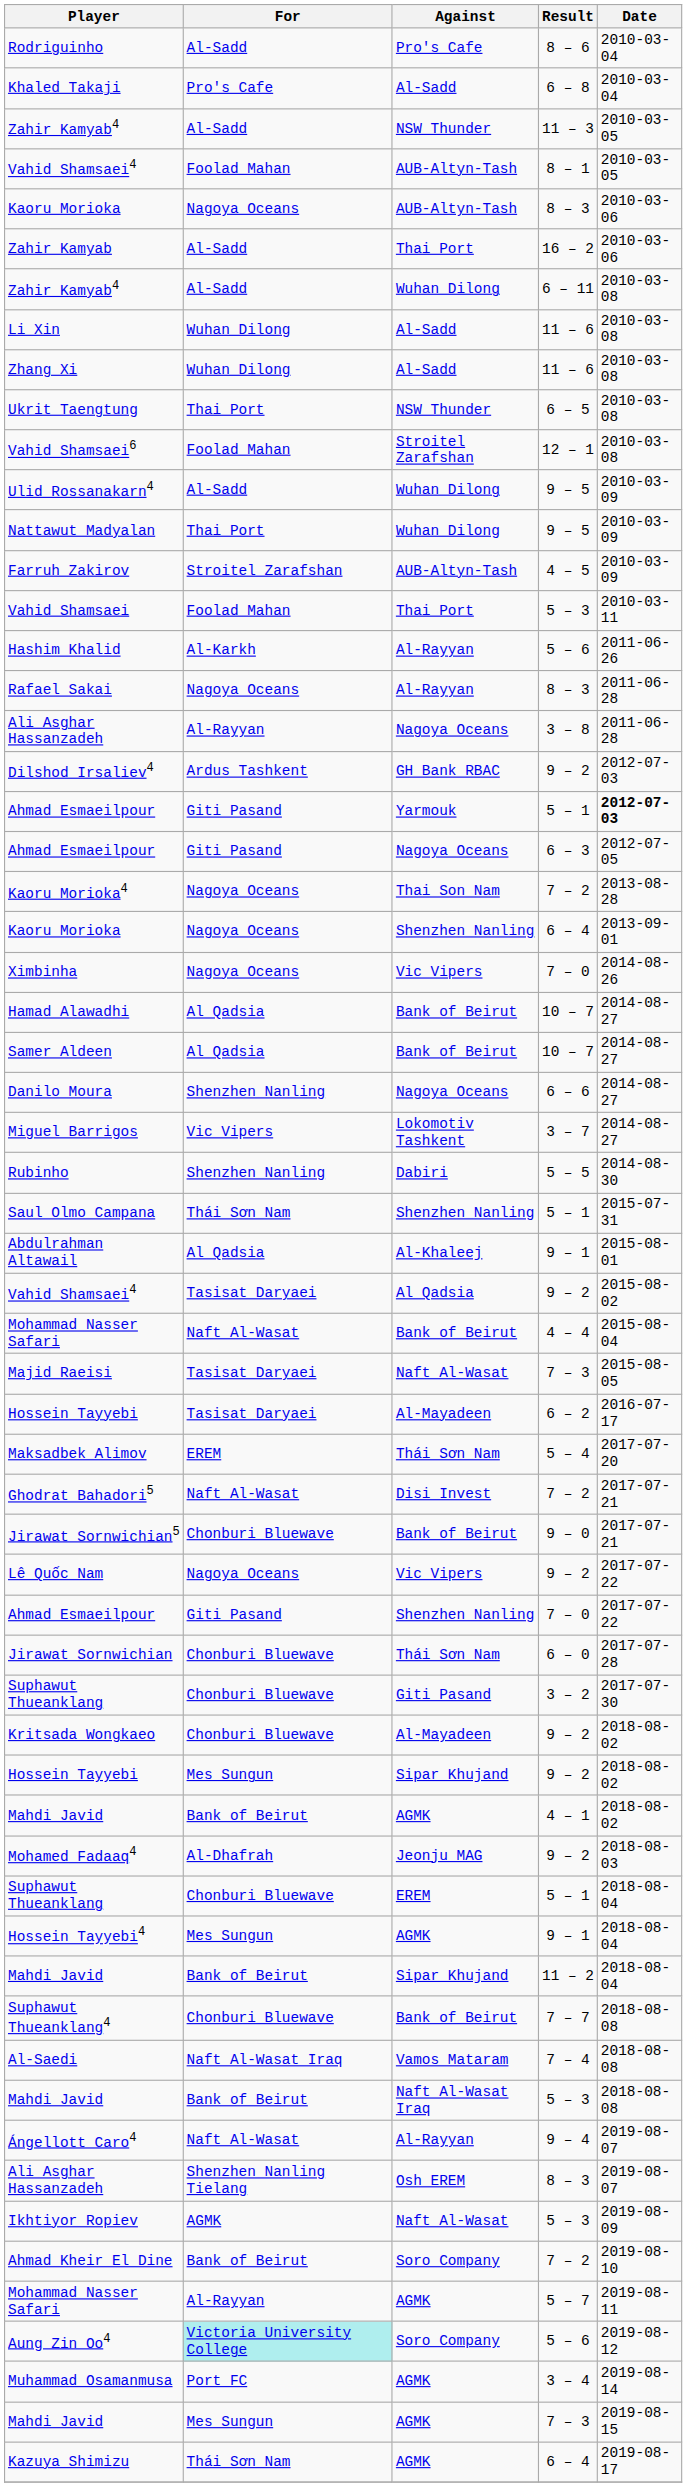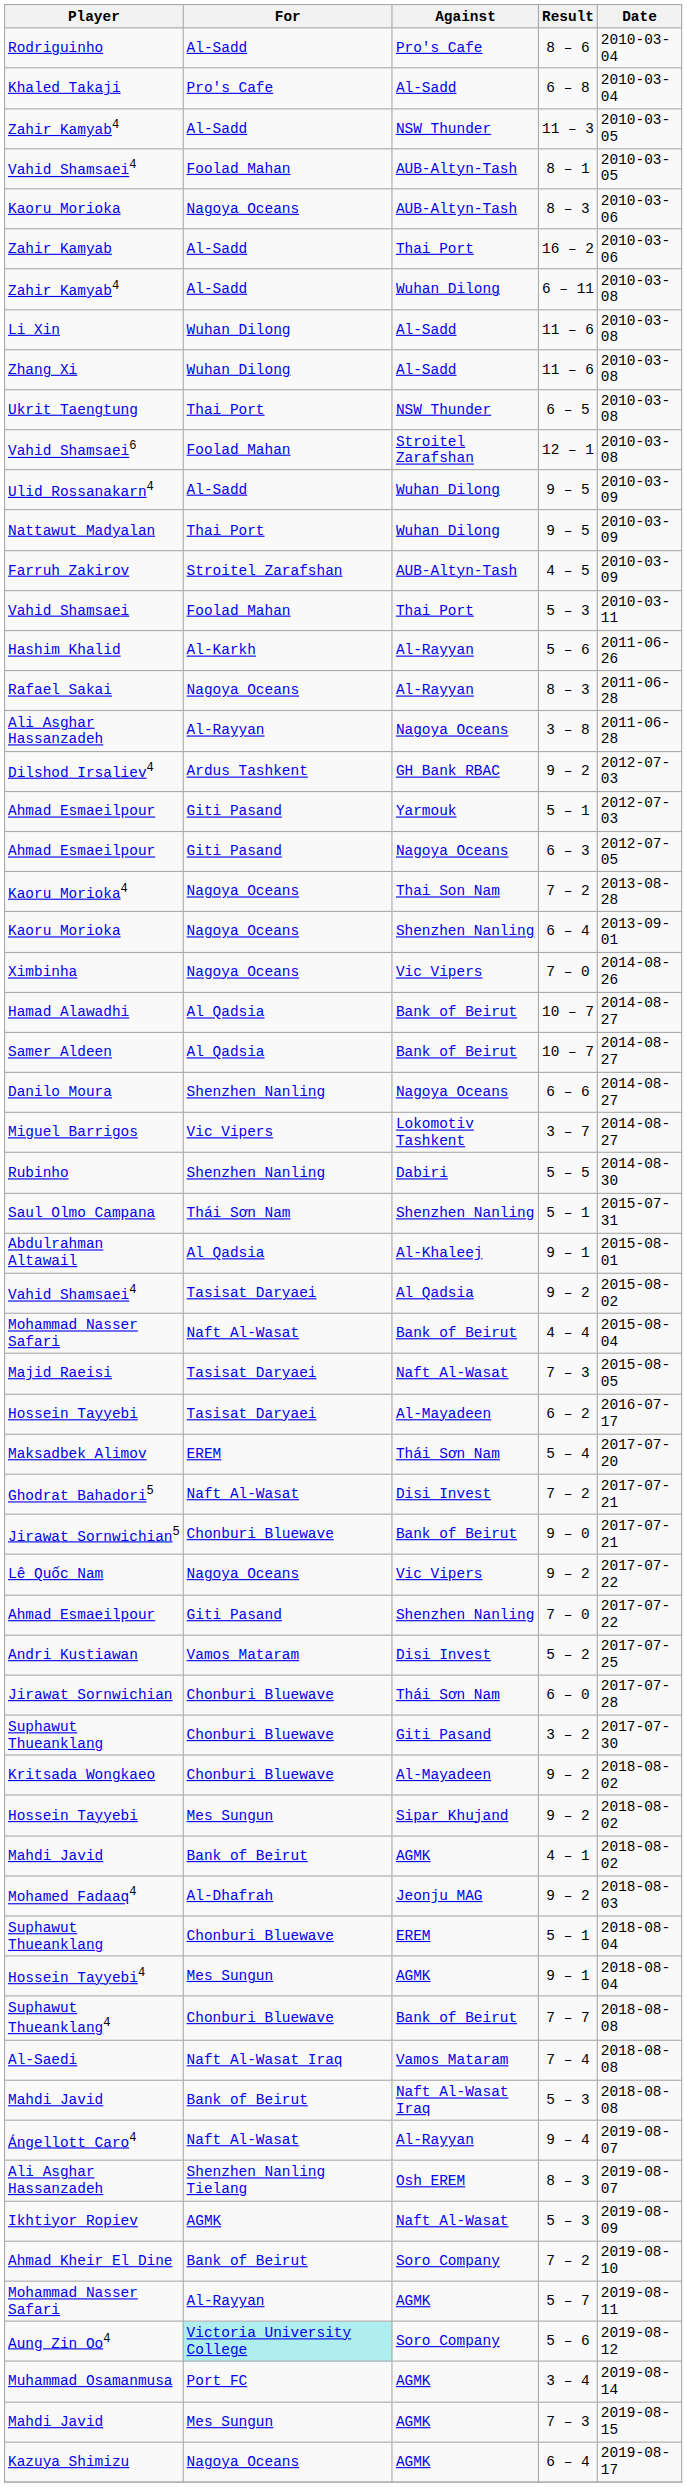(635, 811) bold -> (635, 811) normal
+ row: (73, 1655)
- row: (56, 1976)
(239, 2462) Thái Sơn Nam -> (243, 2462) Nagoya Oceans
